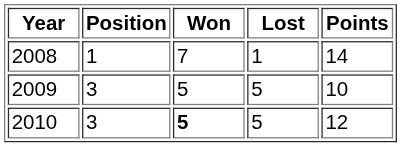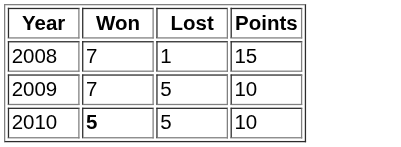- column: (126, 23)
(337, 56) 14 -> (246, 56) 15
(183, 89) 5 -> (92, 89) 7
(337, 122) 12 -> (246, 122) 10
